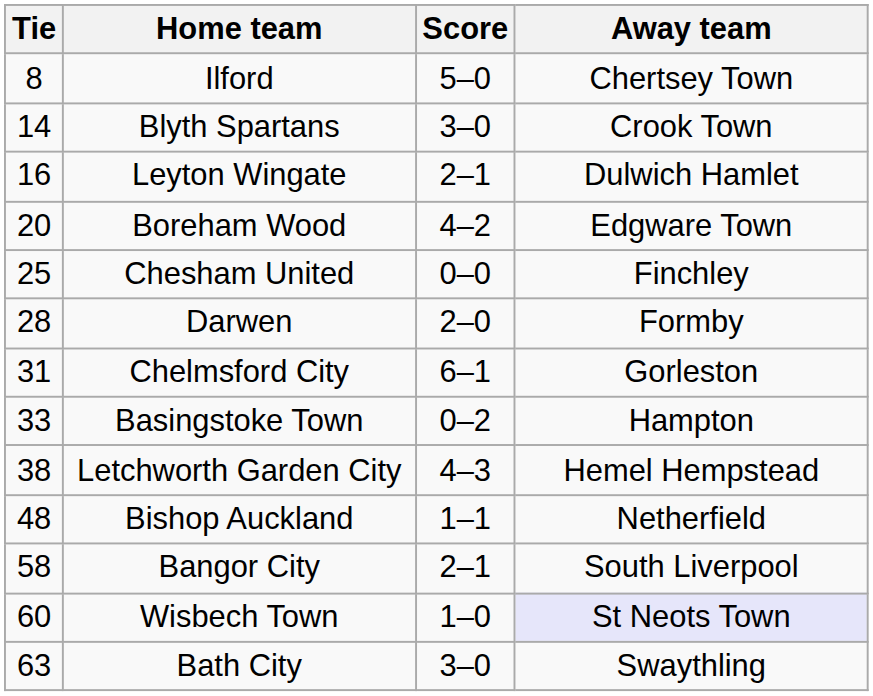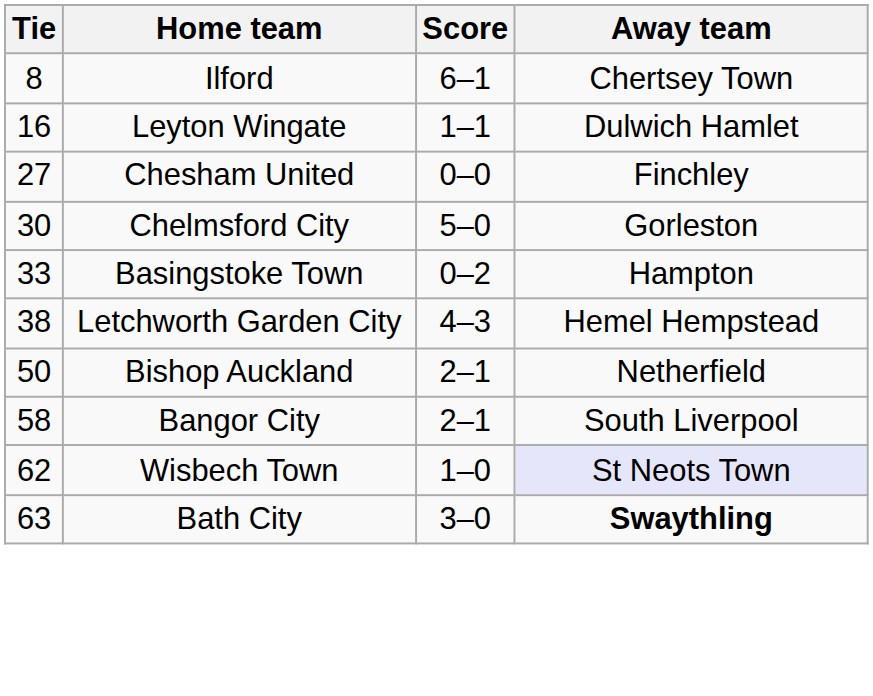(465, 77) 5–0 -> (465, 77) 6–1
- row: (239, 126)
(465, 175) 2–1 -> (465, 126) 1–1
- row: (239, 224)
(34, 273) 25 -> (34, 175) 27
- row: (239, 322)
(34, 371) 31 -> (34, 224) 30
(465, 371) 6–1 -> (465, 224) 5–0
(34, 518) 48 -> (34, 371) 50
(465, 518) 1–1 -> (465, 371) 2–1
(34, 616) 60 -> (34, 469) 62
(691, 665) normal -> (691, 518) bold
